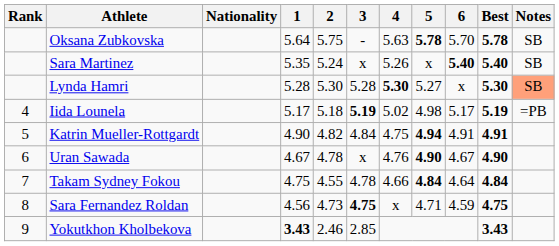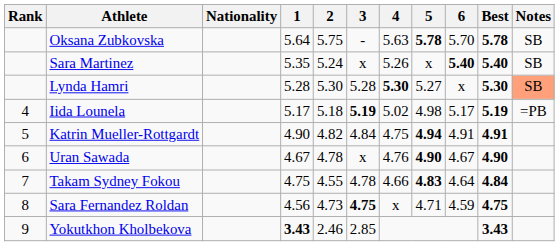(429, 181) 4.84 -> (429, 181) 4.83
